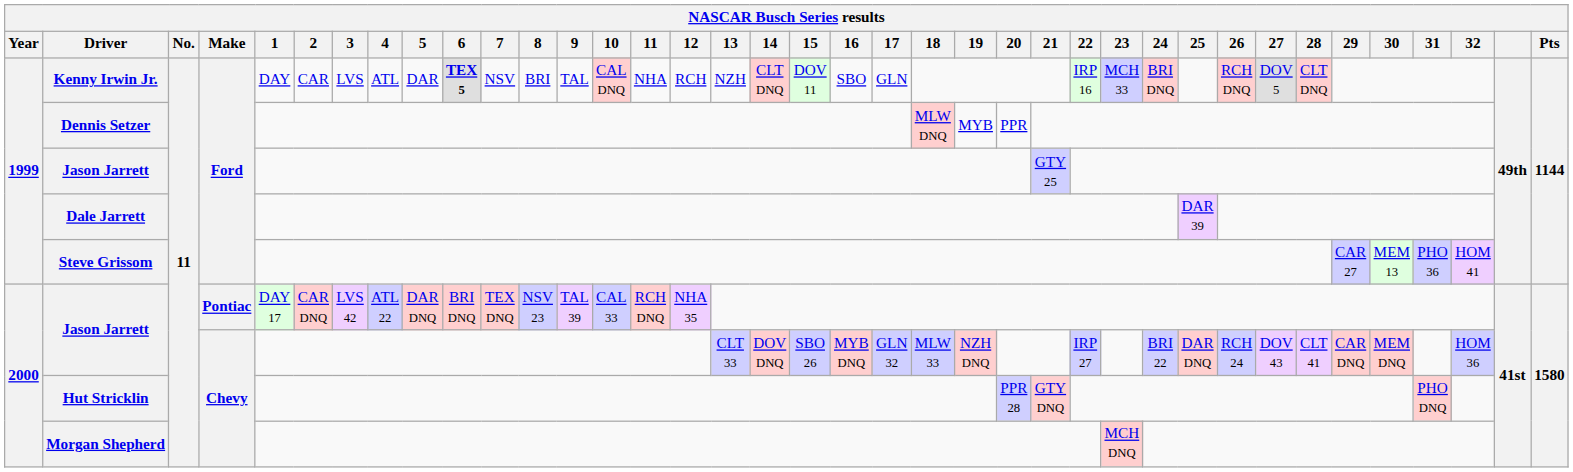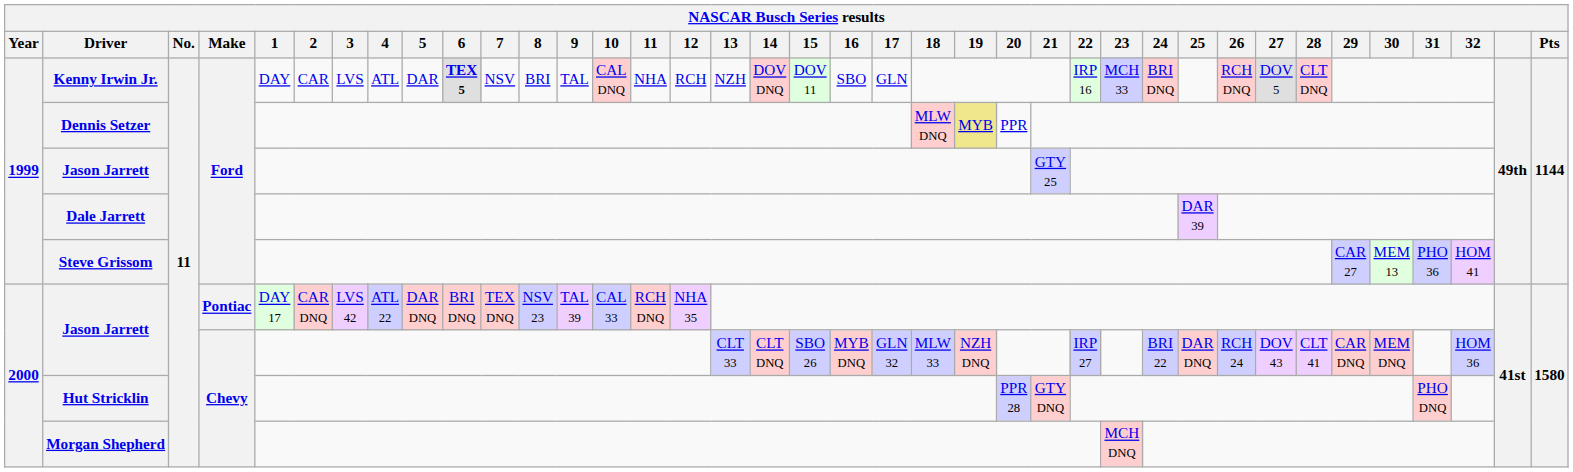(770, 79) CLT DNQ -> (770, 79) DOV DNQ
(976, 125) no background -> (976, 125) khaki background
(770, 352) DOV DNQ -> (770, 352) CLT DNQ
